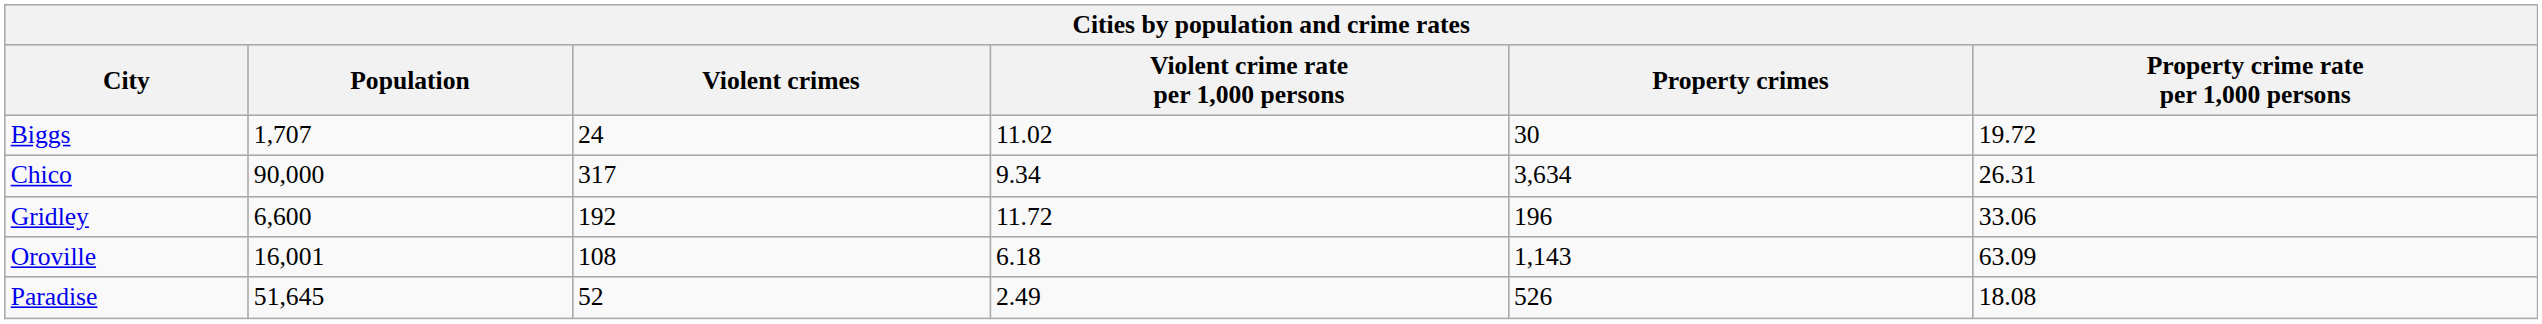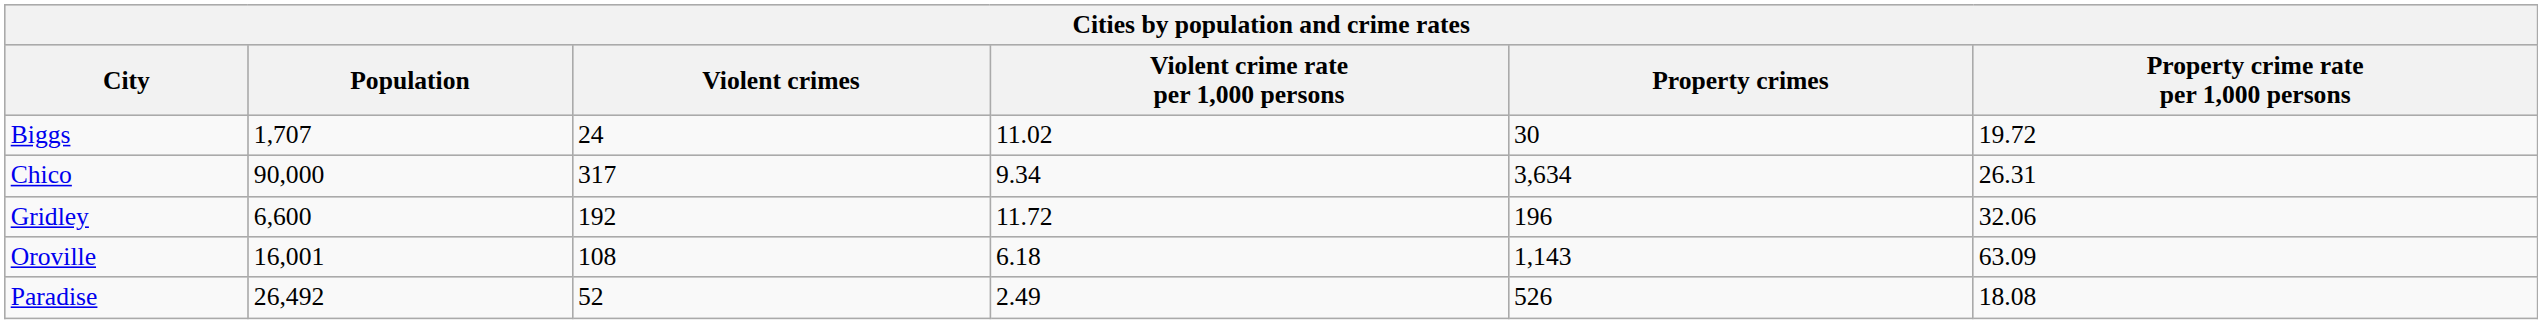(2008, 216) 33.06 -> (2008, 216) 32.06
(289, 297) 51,645 -> (289, 297) 26,492
